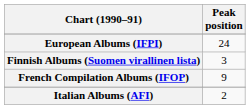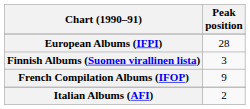(224, 43) 24 -> (224, 43) 28
